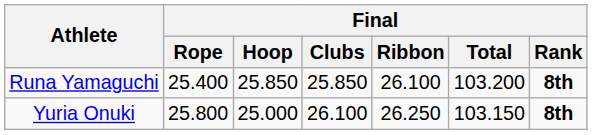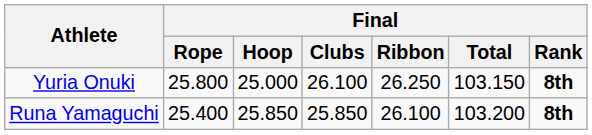rows swapped: (84, 114) <-> (84, 83)
